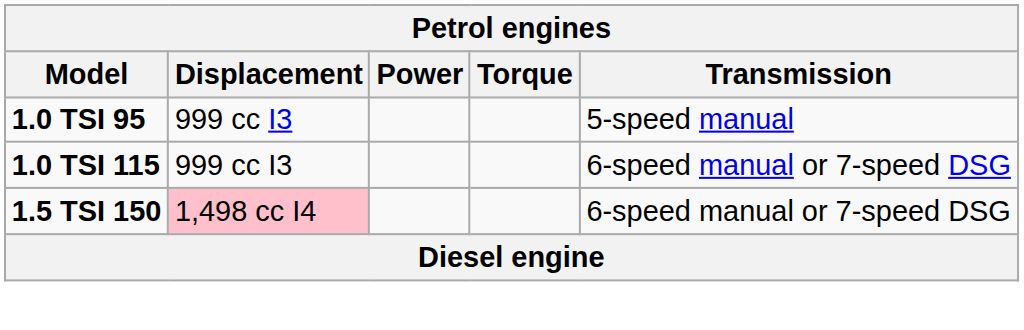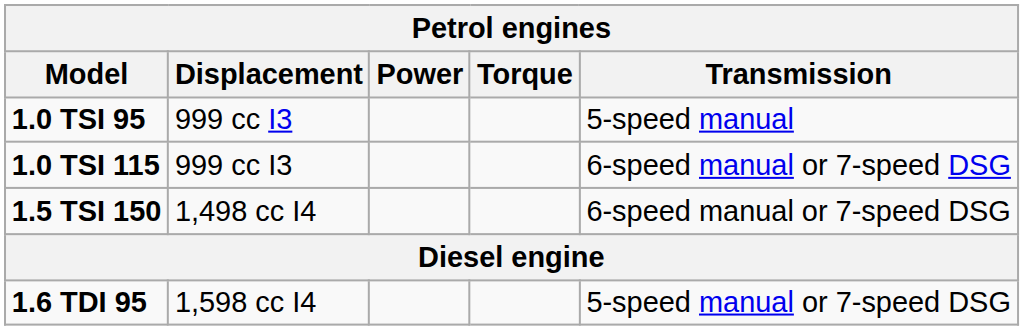(246, 211) pink background -> (246, 211) no background
+ row: (79, 303)
